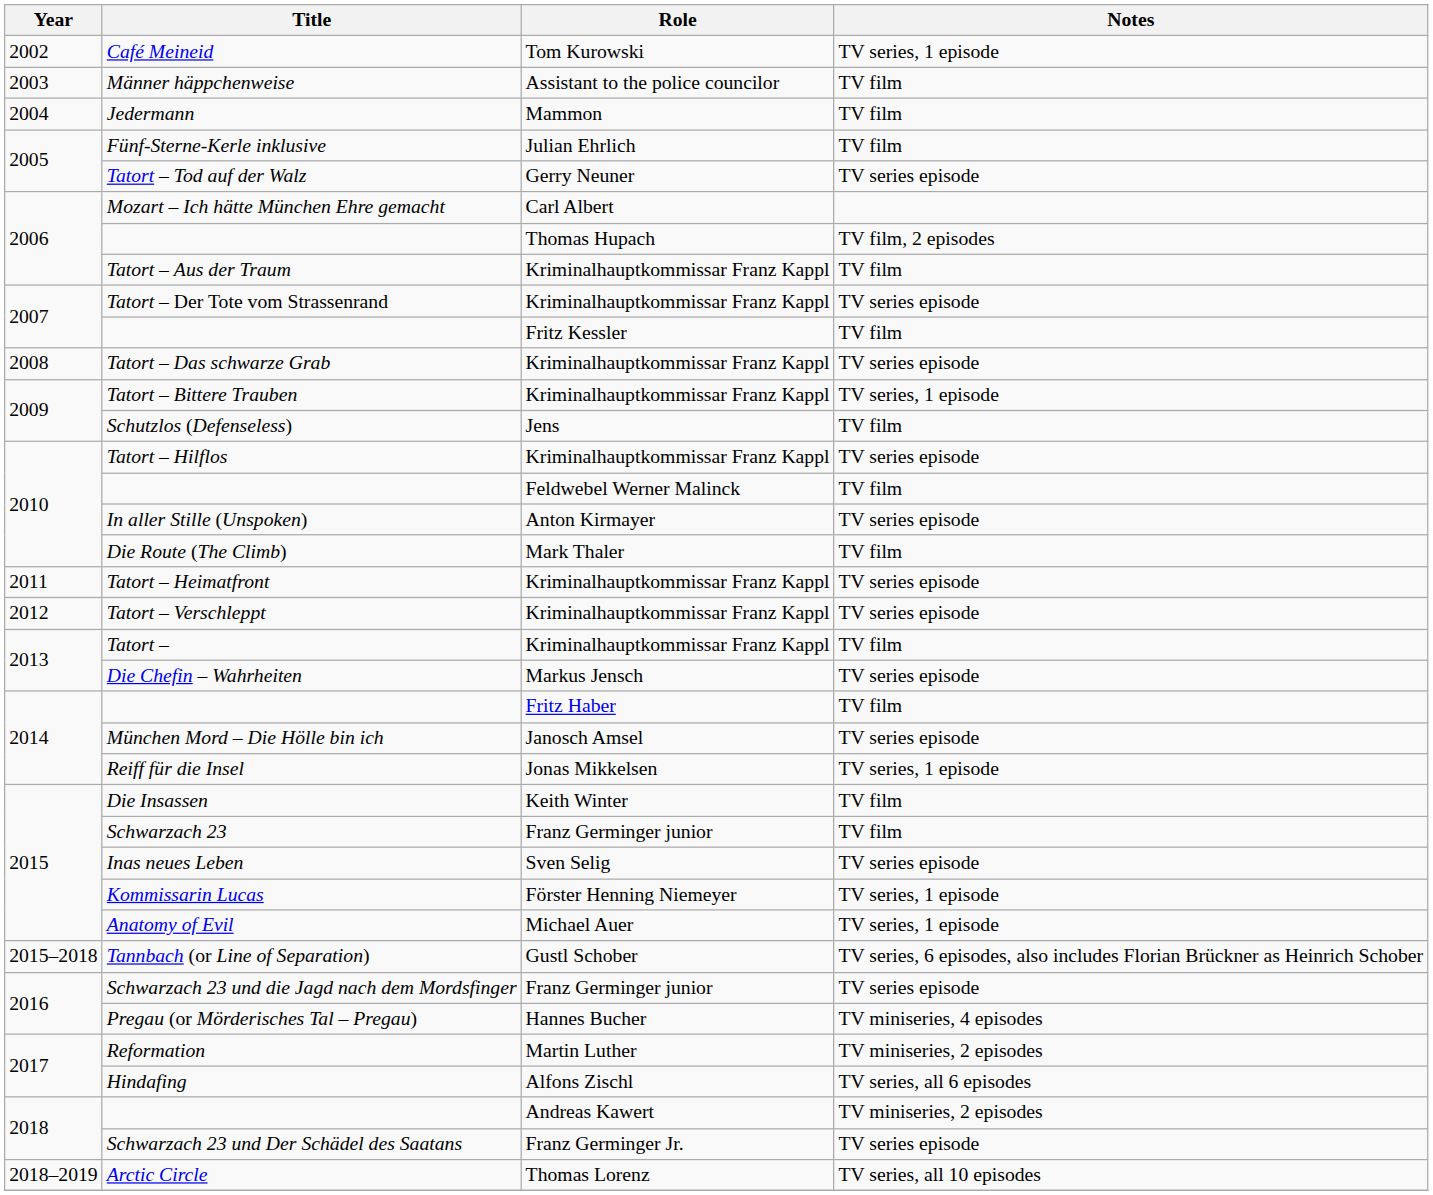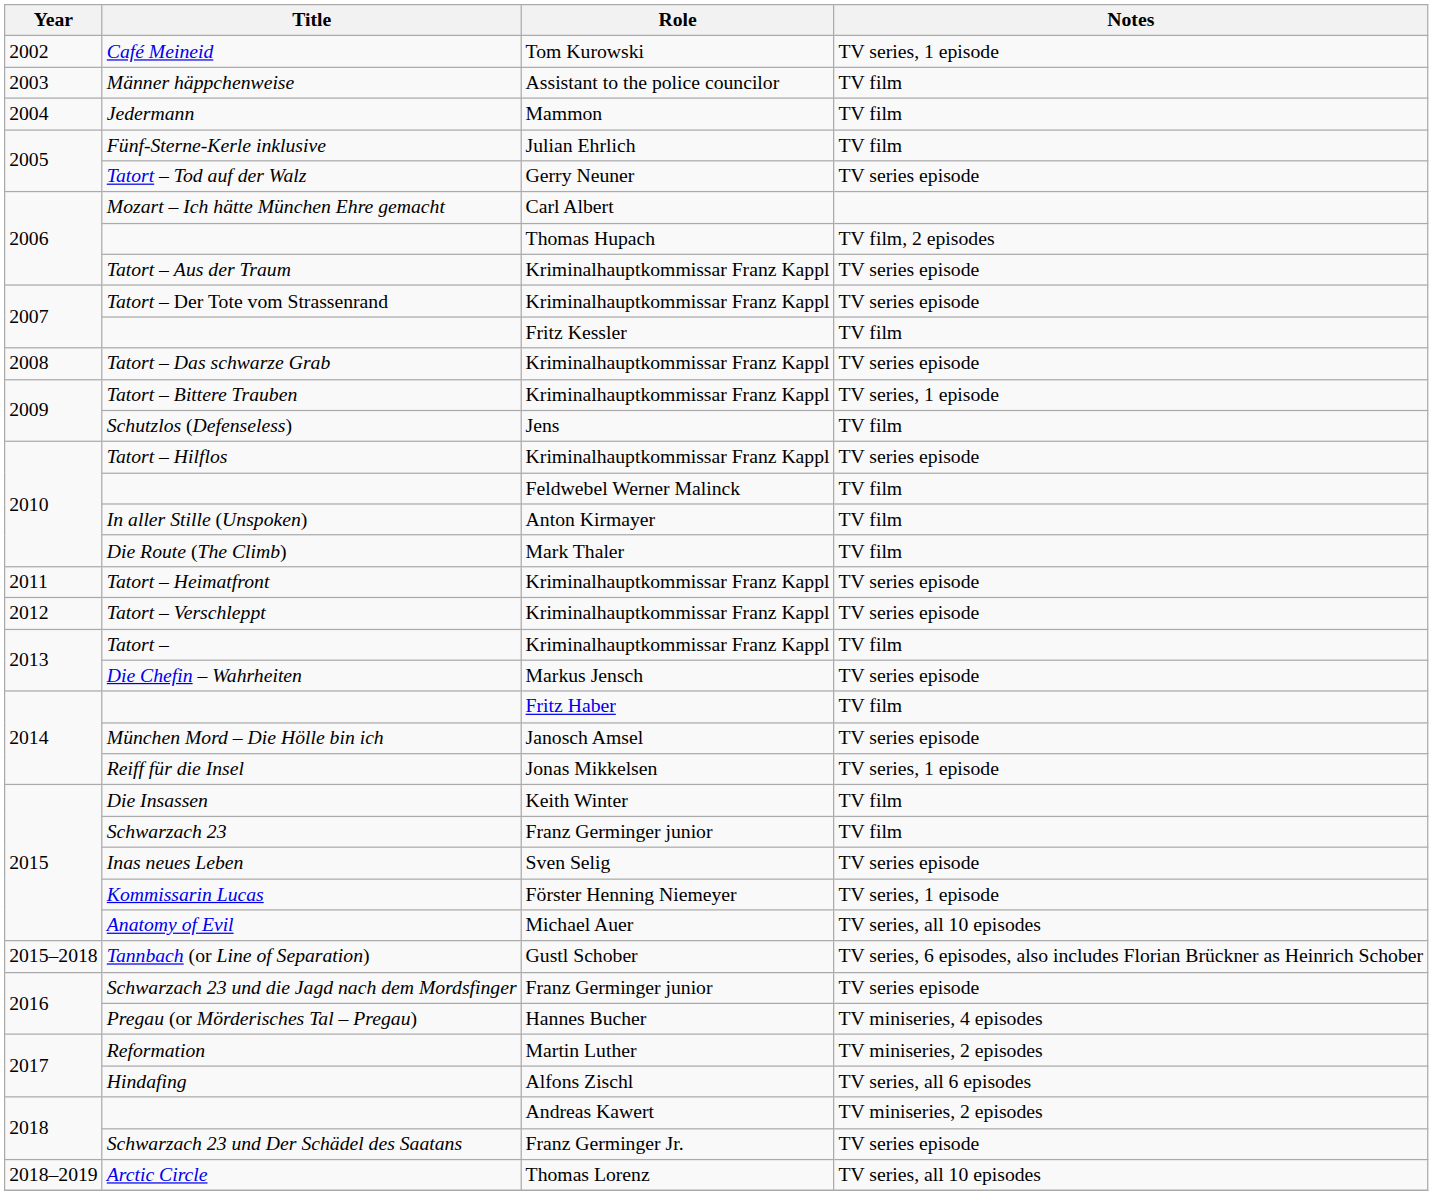(870, 269) TV film -> (909, 269) TV series episode
(909, 519) TV series episode -> (870, 519) TV film
(919, 925) TV series, 1 episode -> (940, 925) TV series, all 10 episodes
